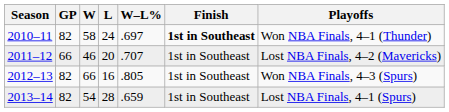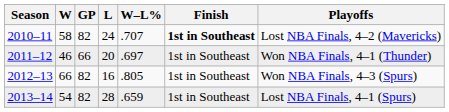columns swapped: (68, 14) <-> (89, 14)
(132, 35) .697 -> (132, 35) .707
(346, 35) Won NBA Finals, 4–1 (Thunder) -> (351, 35) Lost NBA Finals, 4–2 (Mavericks)
(132, 55) .707 -> (132, 55) .697
(351, 55) Lost NBA Finals, 4–2 (Mavericks) -> (346, 55) Won NBA Finals, 4–1 (Thunder)
